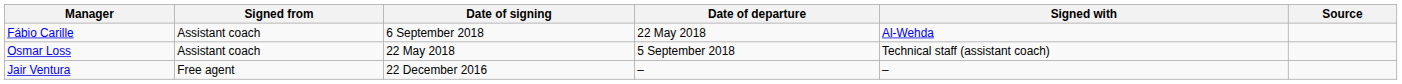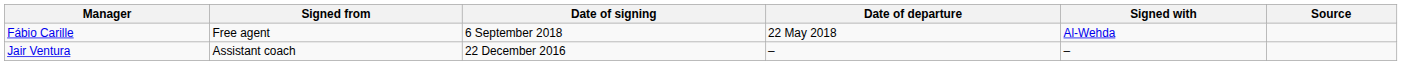(219, 33) Assistant coach -> (241, 33) Free agent
- row: (39, 51)
(206, 70) Free agent -> (254, 51) Assistant coach
